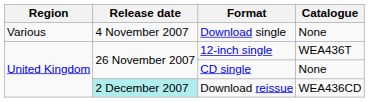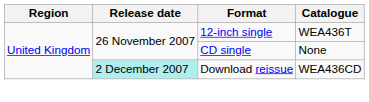- row: (243, 32)
